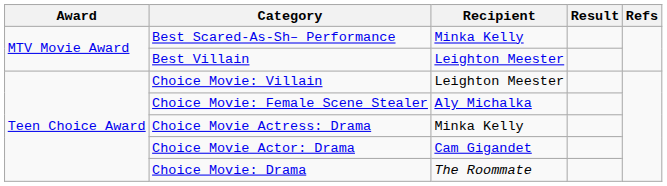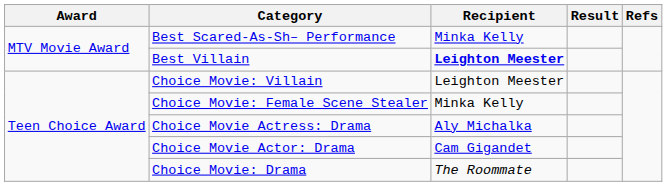(499, 60) normal -> (499, 60) bold
(483, 104) Aly Michalka -> (479, 104) Minka Kelly
(479, 126) Minka Kelly -> (483, 126) Aly Michalka
